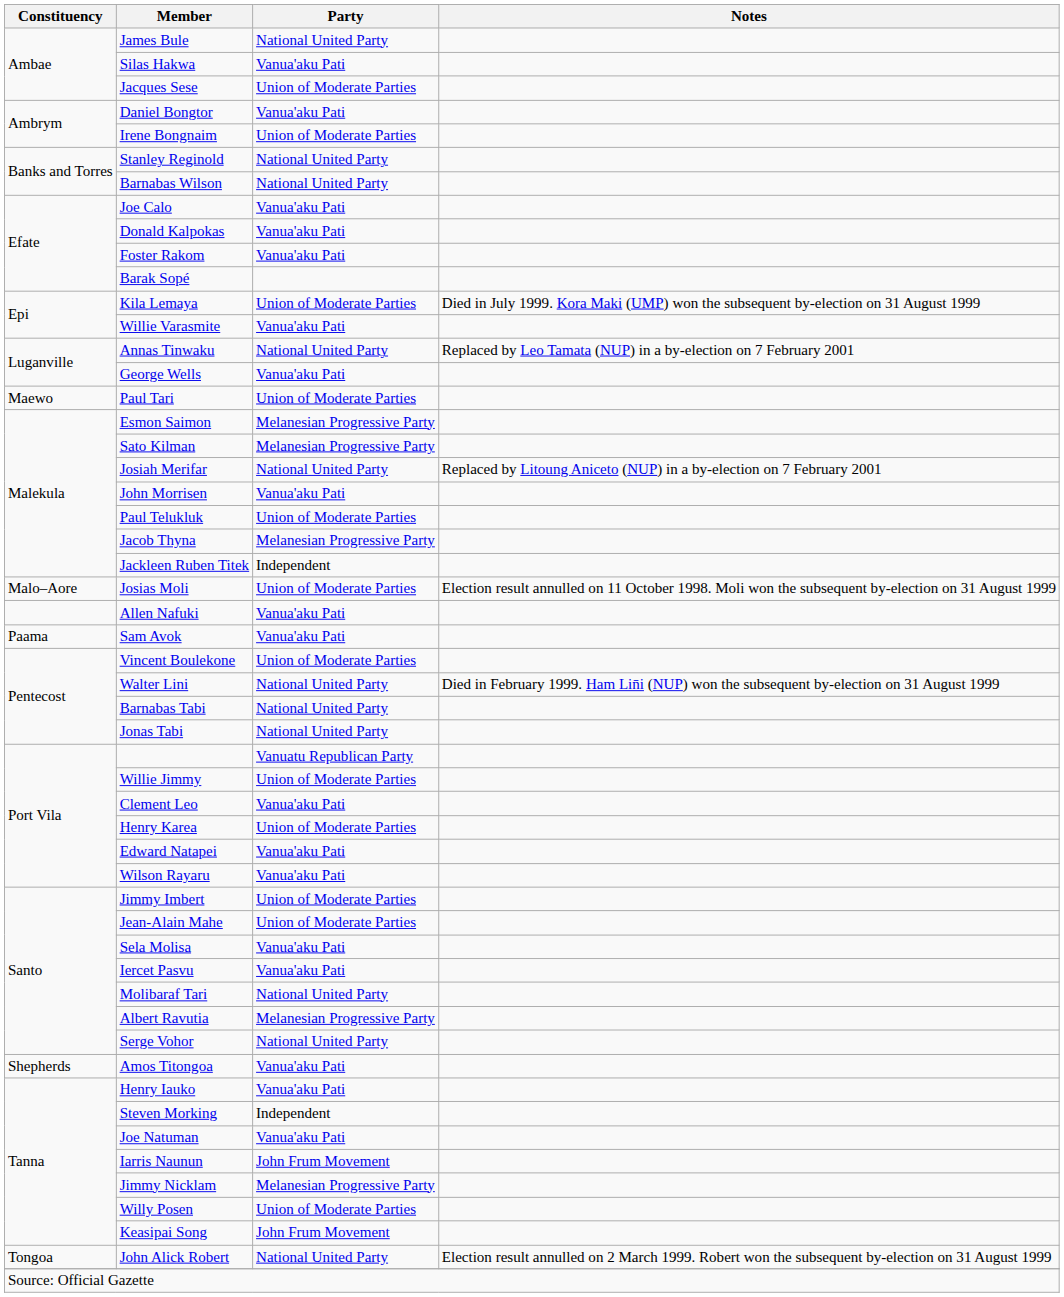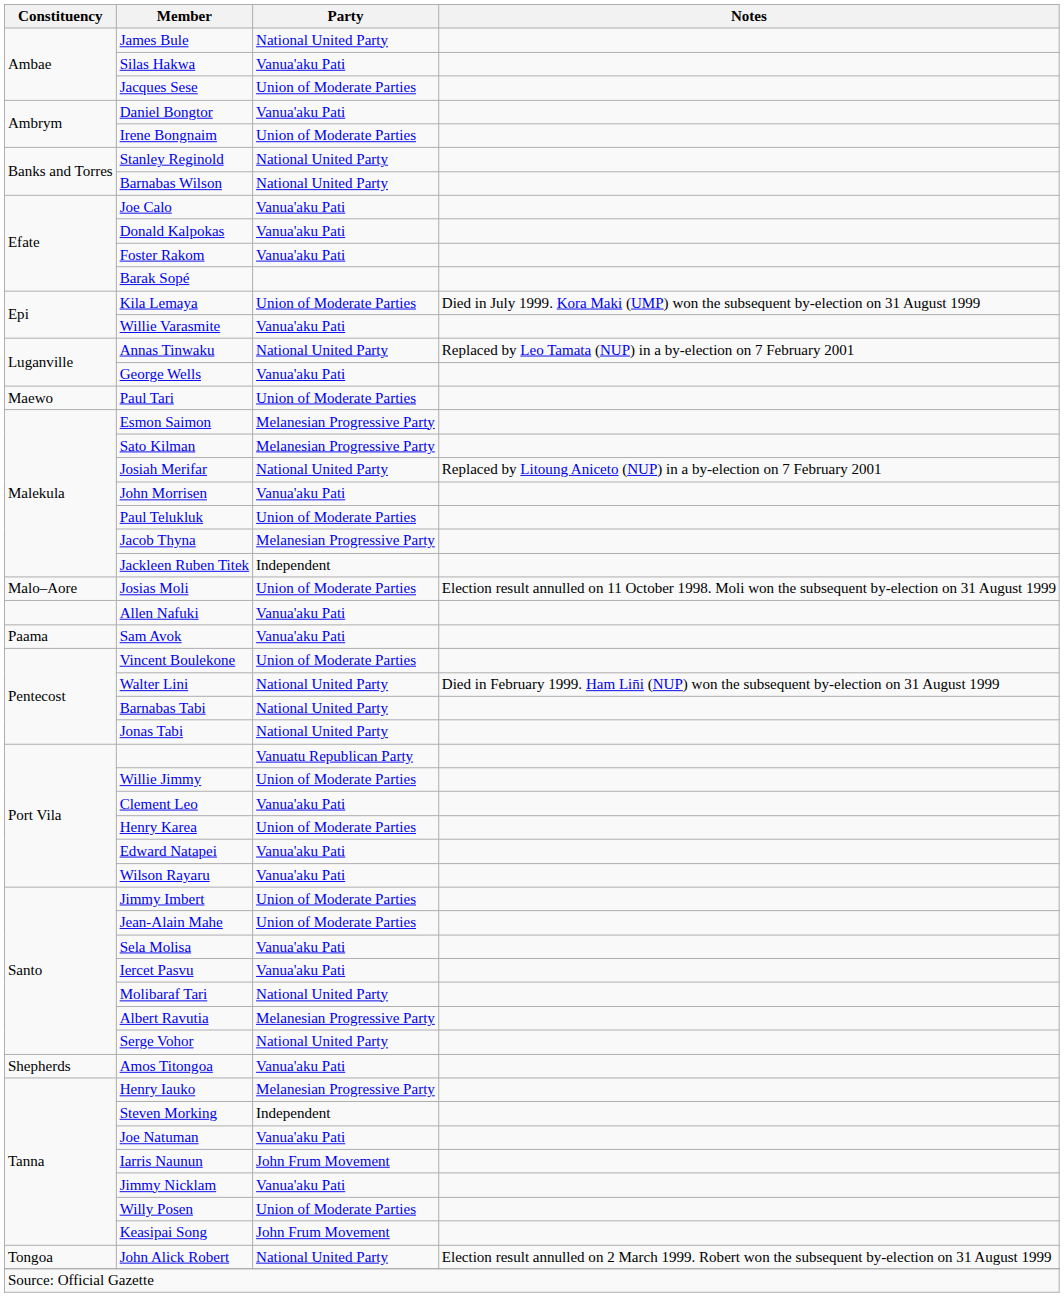(301, 1089) Vanua'aku Pati -> (345, 1089) Melanesian Progressive Party
(345, 1185) Melanesian Progressive Party -> (301, 1185) Vanua'aku Pati
